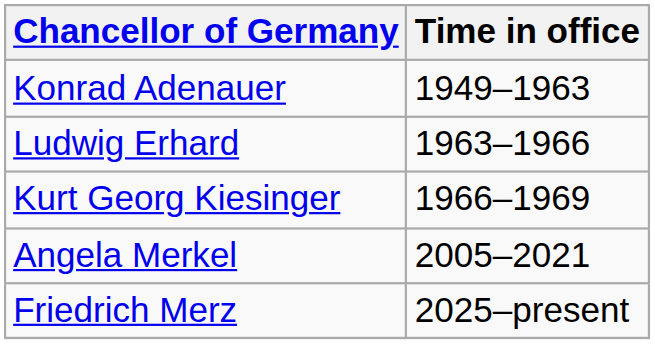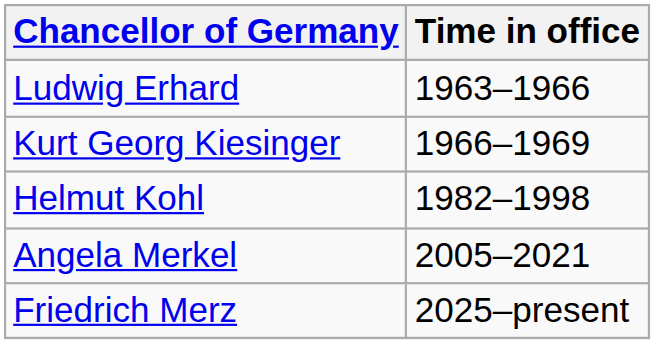- row: (150, 87)
+ row: (109, 198)
